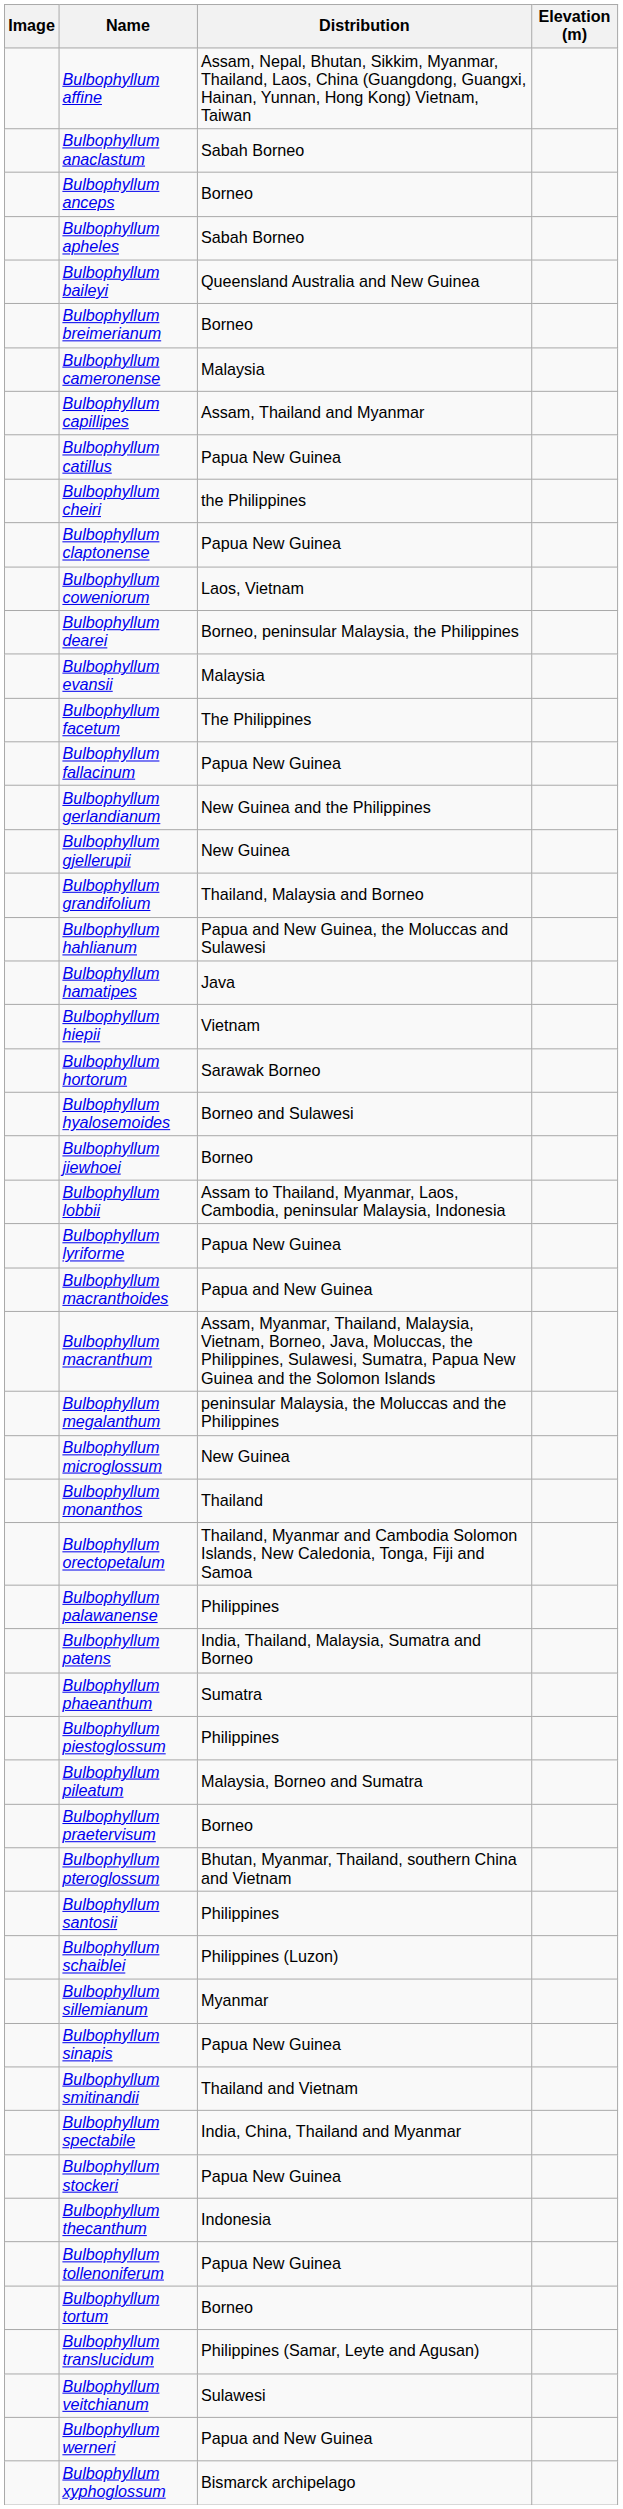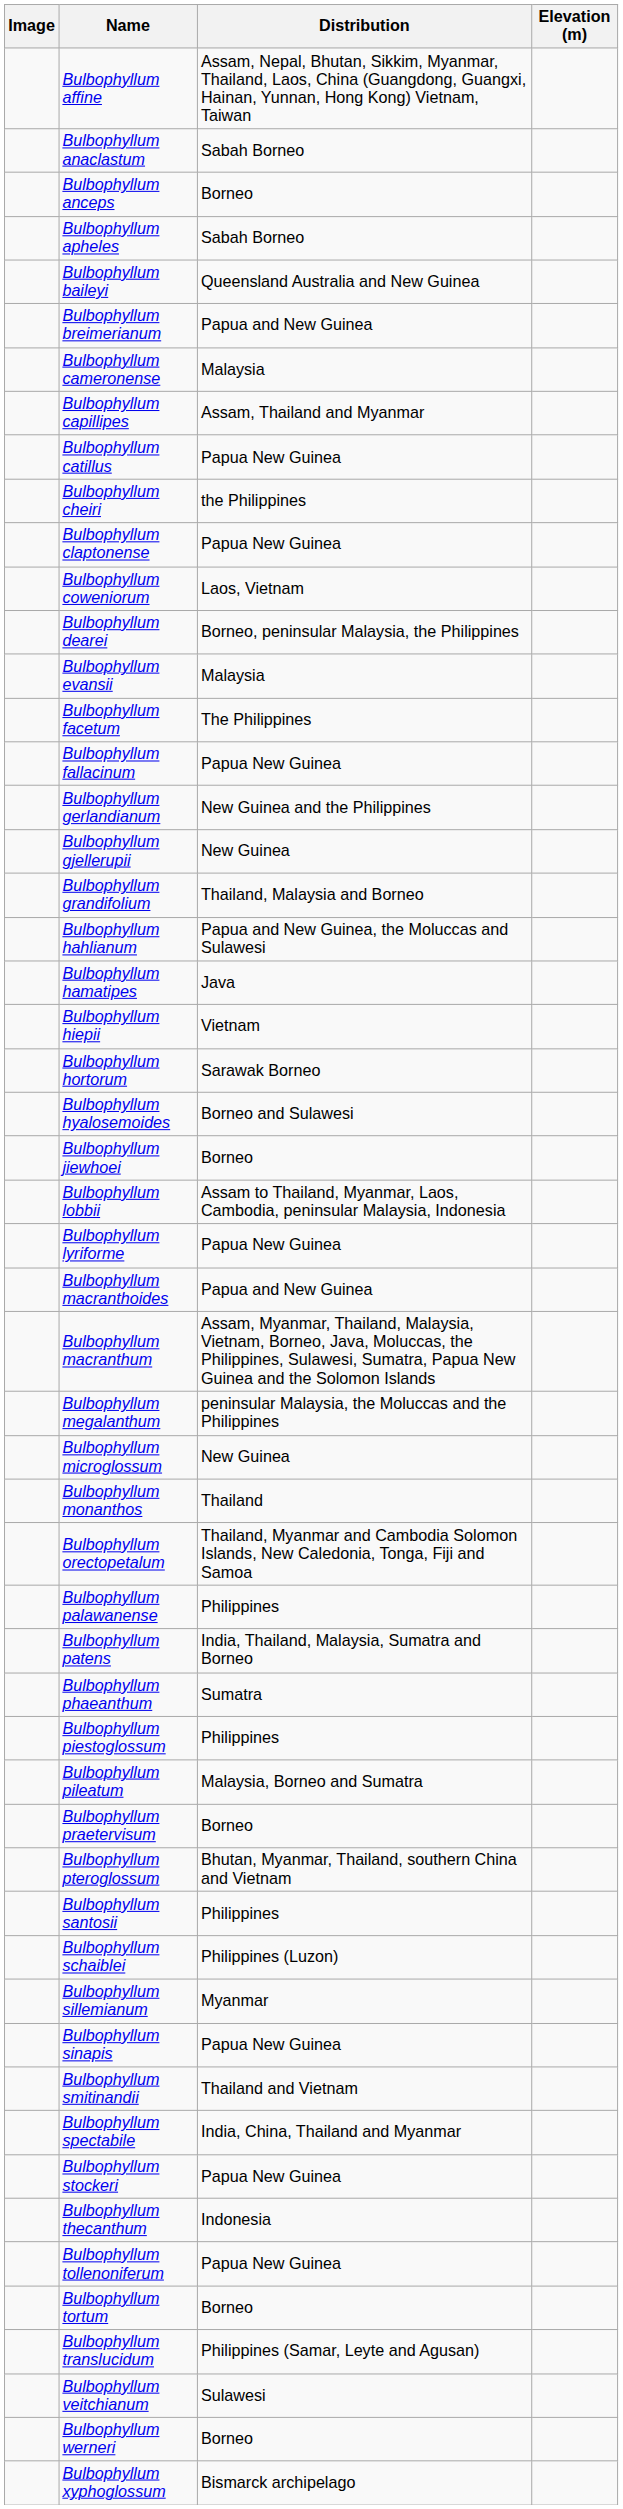(227, 325) Borneo -> (287, 325) Papua and New Guinea
(287, 2439) Papua and New Guinea -> (227, 2439) Borneo
